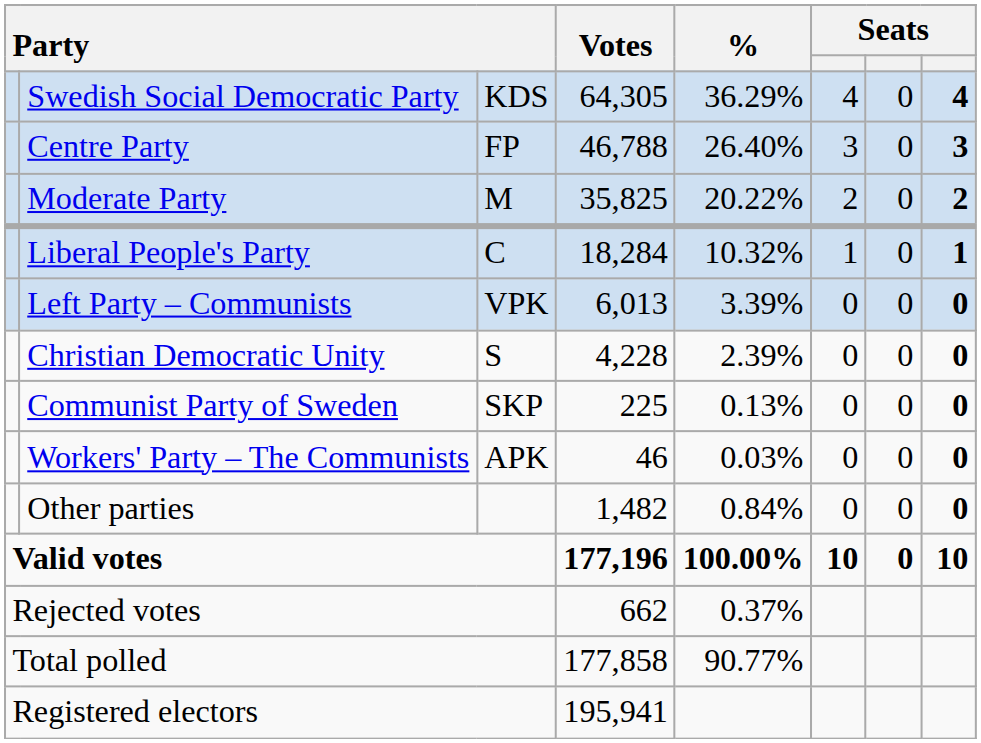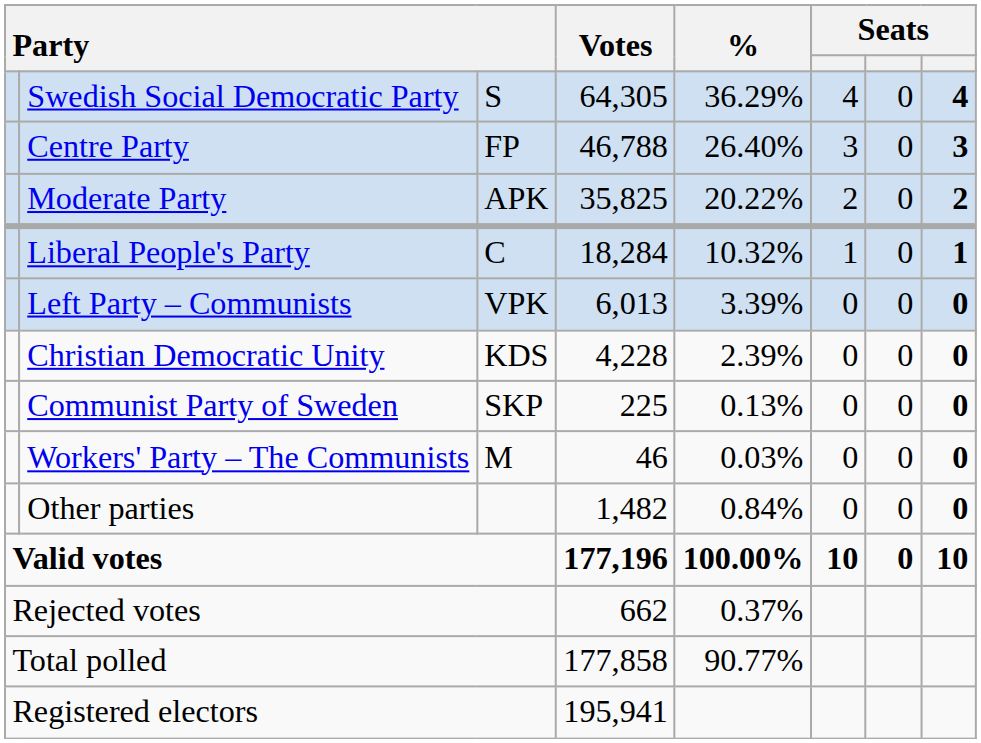(516, 95) KDS -> (493, 95) S
(498, 197) M -> (516, 197) APK
(493, 354) S -> (516, 354) KDS
(516, 456) APK -> (498, 456) M
